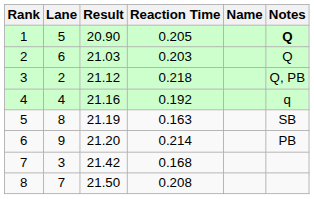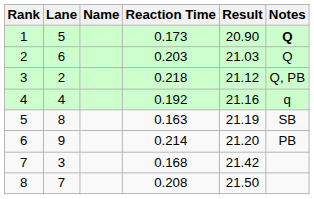columns swapped: (245, 15) <-> (103, 15)
(175, 36) 0.205 -> (171, 36) 0.173
